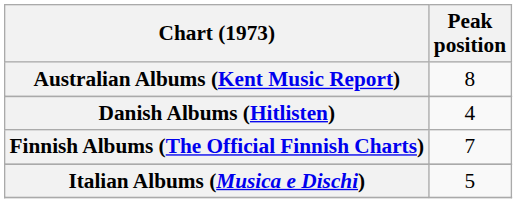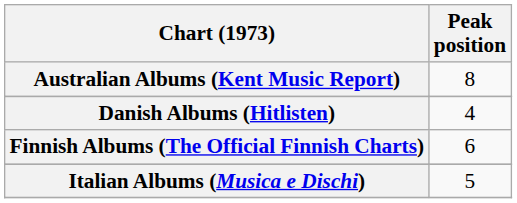(470, 146) 7 -> (470, 146) 6
